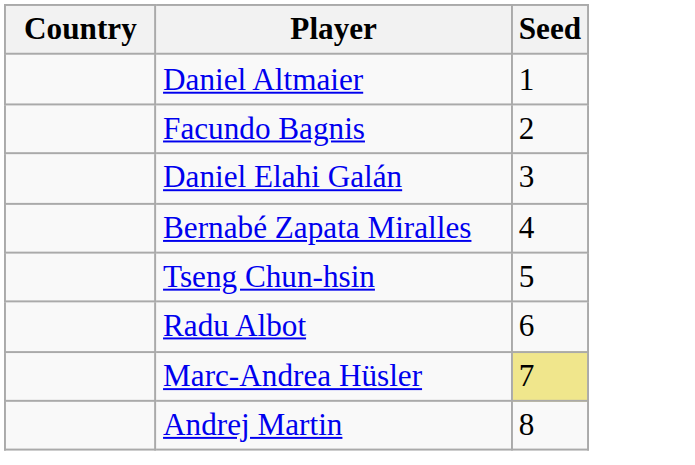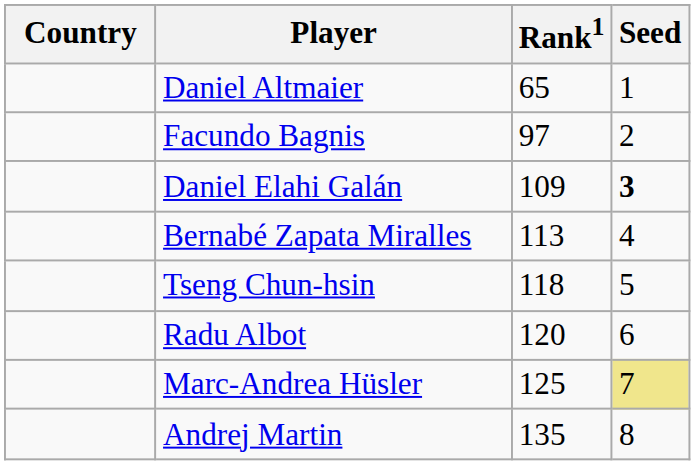+ column: (562, 33)
(526, 177) normal -> (627, 186) bold
